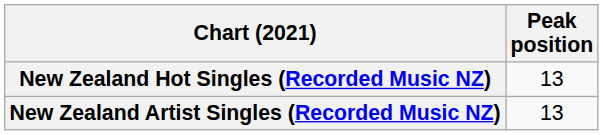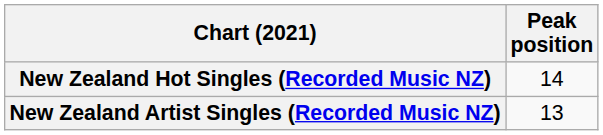(552, 79) 13 -> (552, 79) 14
